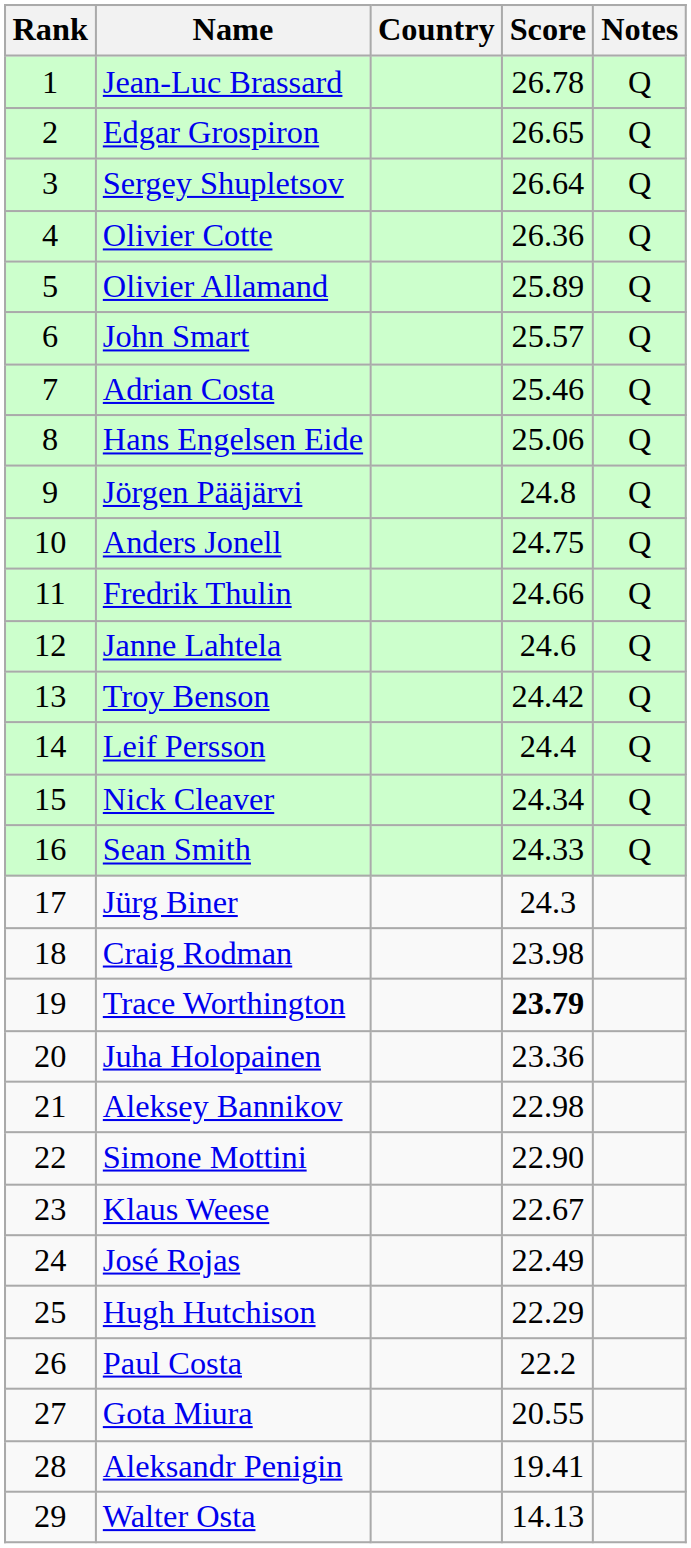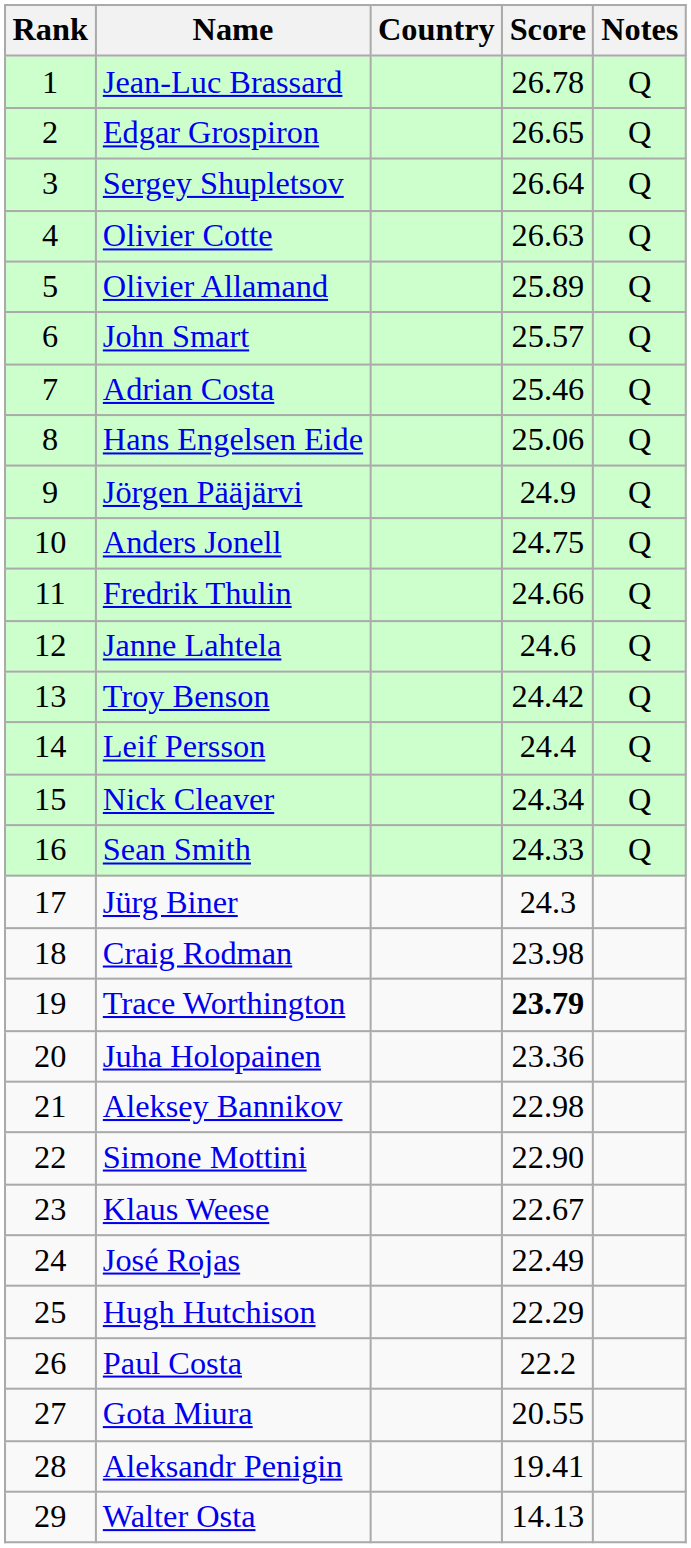(548, 235) 26.36 -> (548, 235) 26.63
(548, 491) 24.8 -> (548, 491) 24.9
